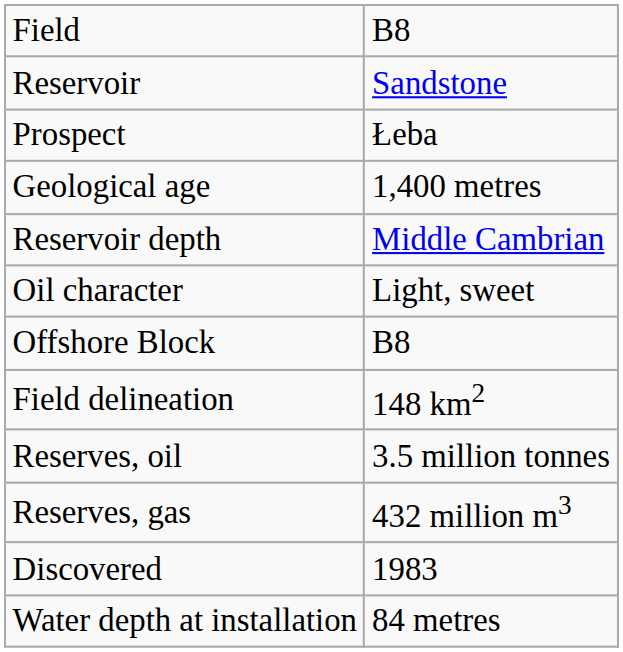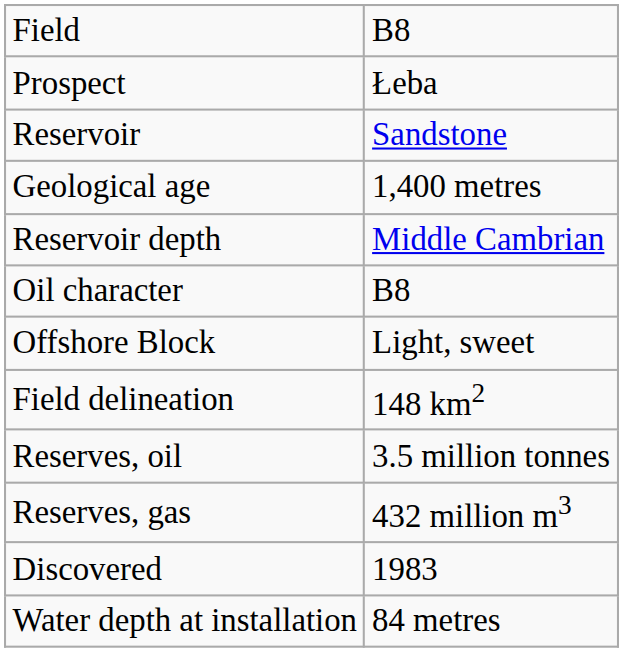rows swapped: (69, 134) <-> (76, 82)
(453, 290) Light, sweet -> (391, 290) B8
(391, 342) B8 -> (453, 342) Light, sweet
